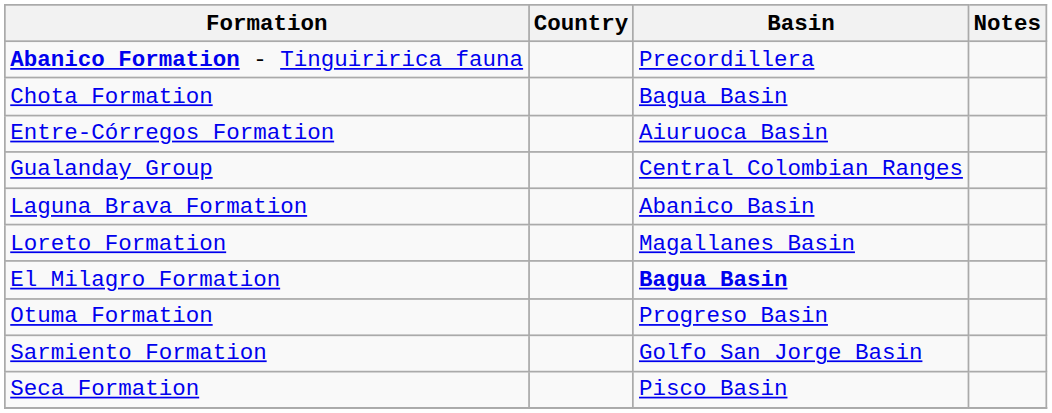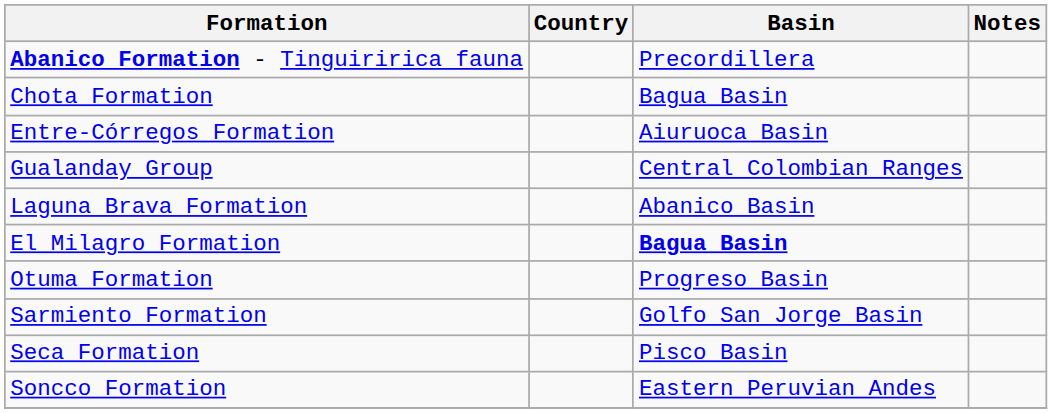- row: (118, 243)
+ row: (118, 390)
